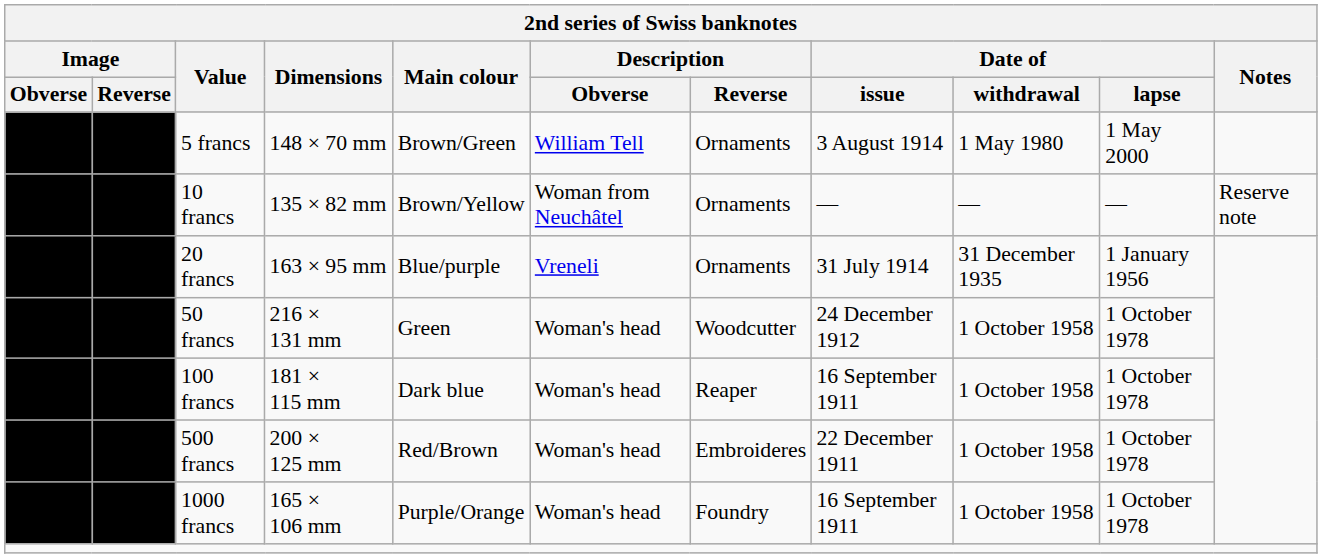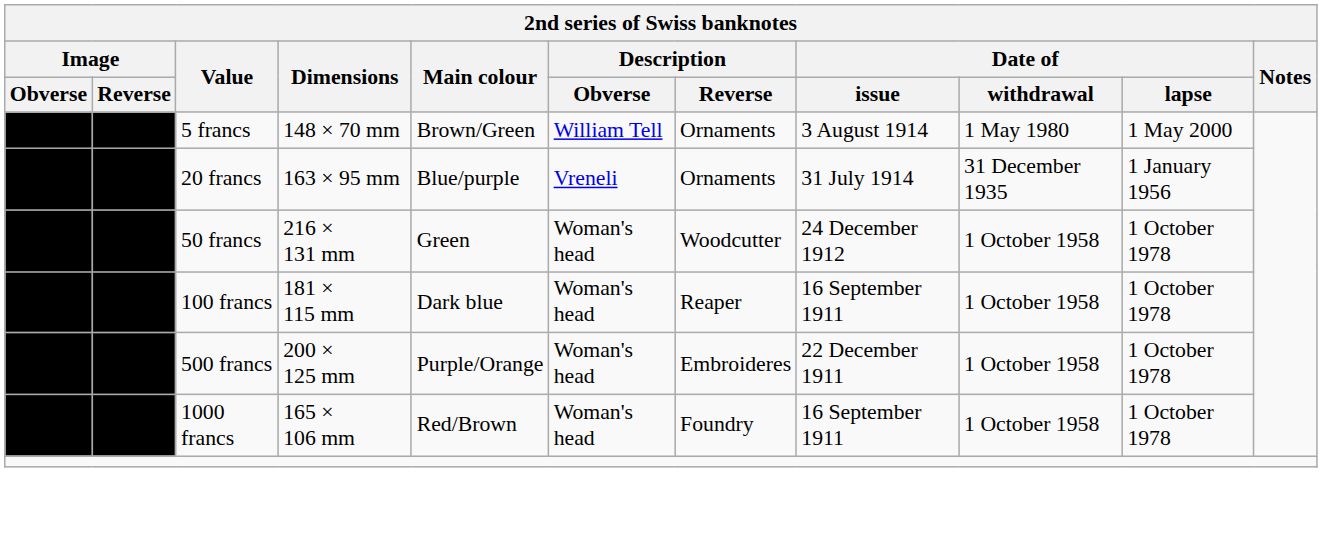- row: (208, 204)
(448, 450) Red/Brown -> (480, 363) Purple/Orange
(461, 512) Purple/Orange -> (467, 425) Red/Brown
